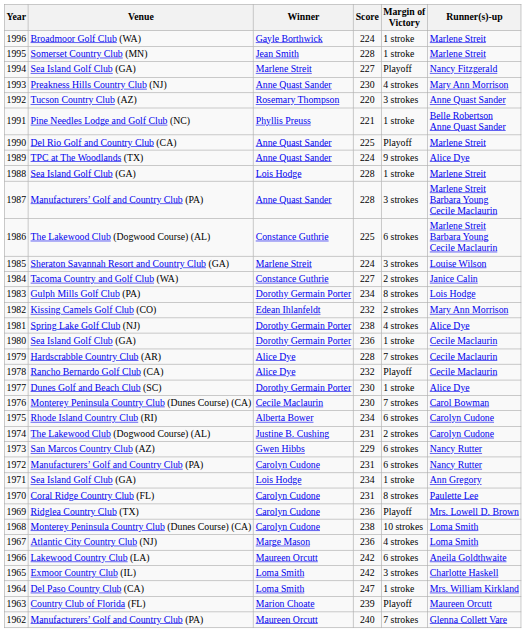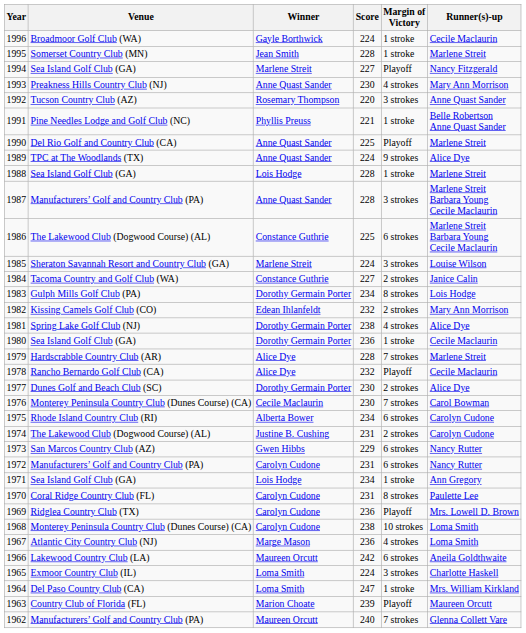(458, 38) Marlene Streit -> (464, 38) Cecile Maclaurin
(464, 356) Cecile Maclaurin -> (458, 356) Marlene Streit
(399, 387) 1 stroke -> (401, 387) 2 strokes
(367, 573) 242 -> (367, 573) 224
